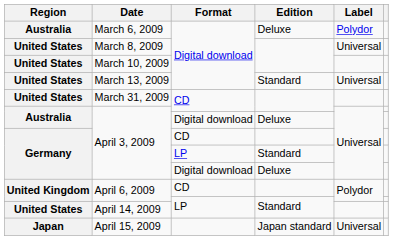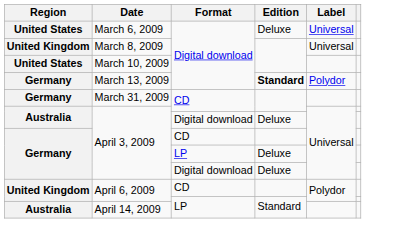(48, 30) Australia -> (48, 30) United States
(355, 30) Polydor -> (331, 30) Universal
(48, 47) United States -> (48, 47) United Kingdom
(48, 81) United States -> (48, 81) Germany
(279, 81) normal -> (281, 81) bold
(359, 81) Universal -> (327, 81) Polydor
(48, 98) United States -> (48, 98) Germany
(279, 153) Standard -> (274, 153) Deluxe
(48, 209) United States -> (48, 209) Australia
- row: (128, 226)
